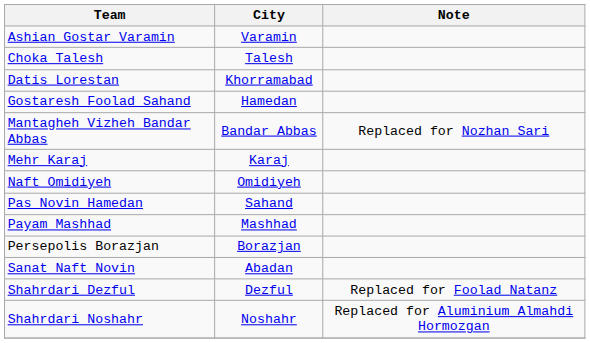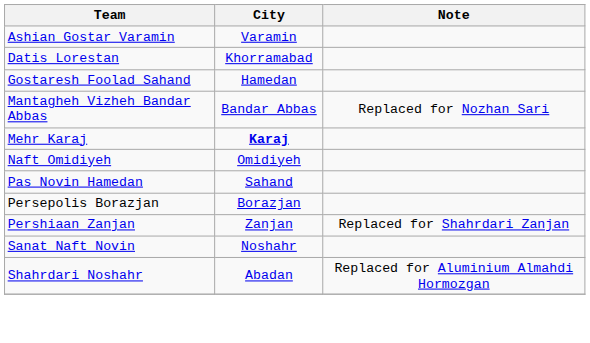- row: (55, 59)
(269, 160) normal -> (269, 139) bold
- row: (59, 225)
+ row: (71, 225)
(269, 268) Abadan -> (269, 247) Noshahr
- row: (71, 290)
(269, 319) Noshahr -> (269, 276) Abadan
